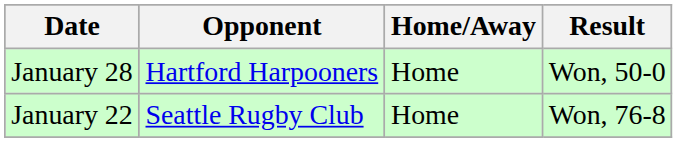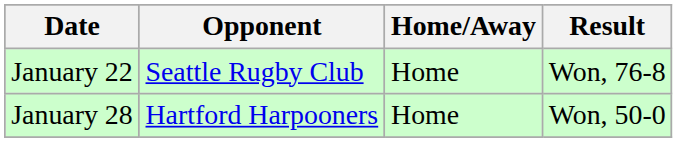rows swapped: (72, 114) <-> (72, 70)
